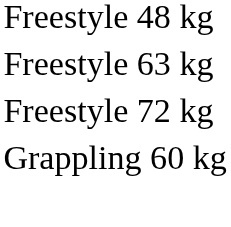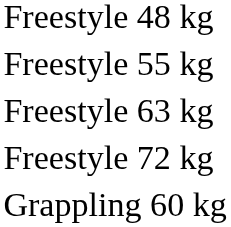+ row: (108, 63)
